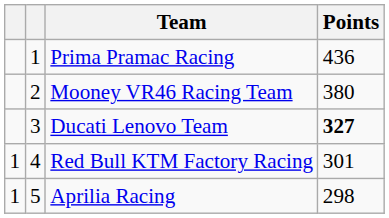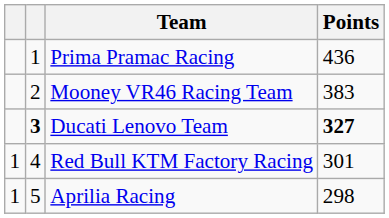(339, 91) 380 -> (339, 91) 383
(35, 126) normal -> (35, 126) bold
